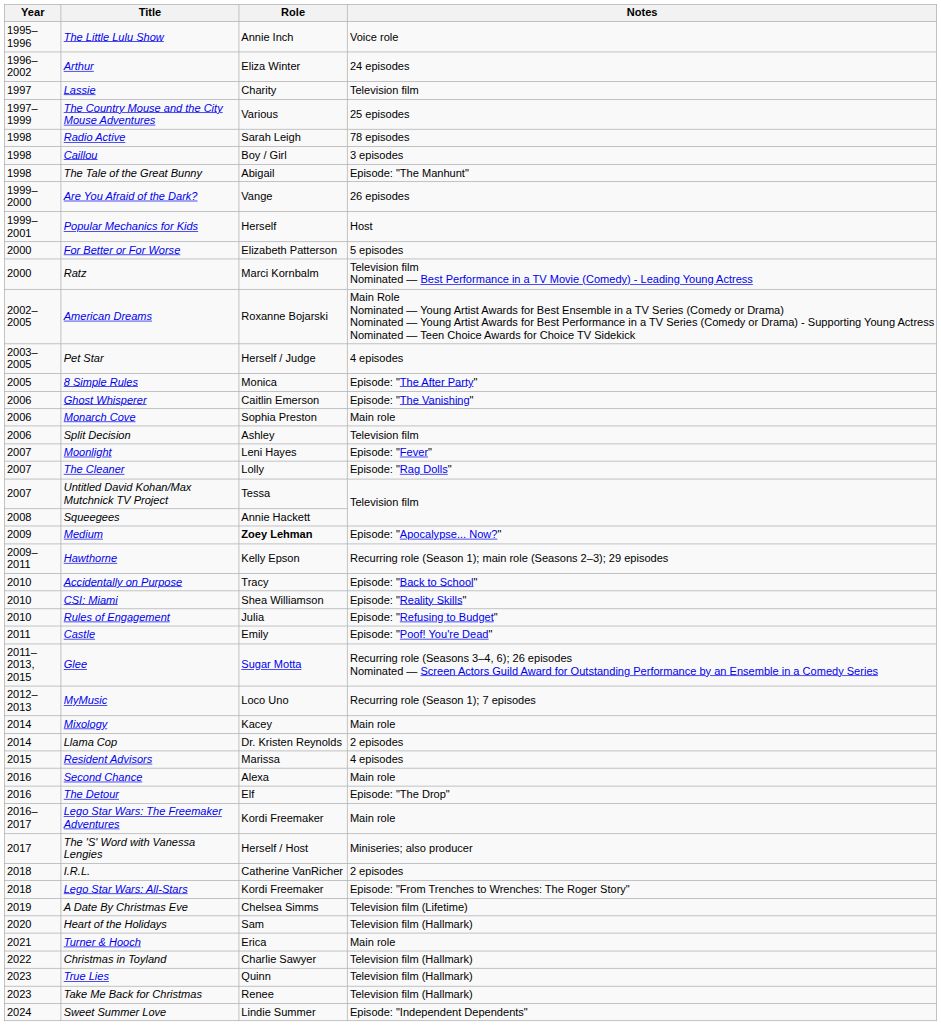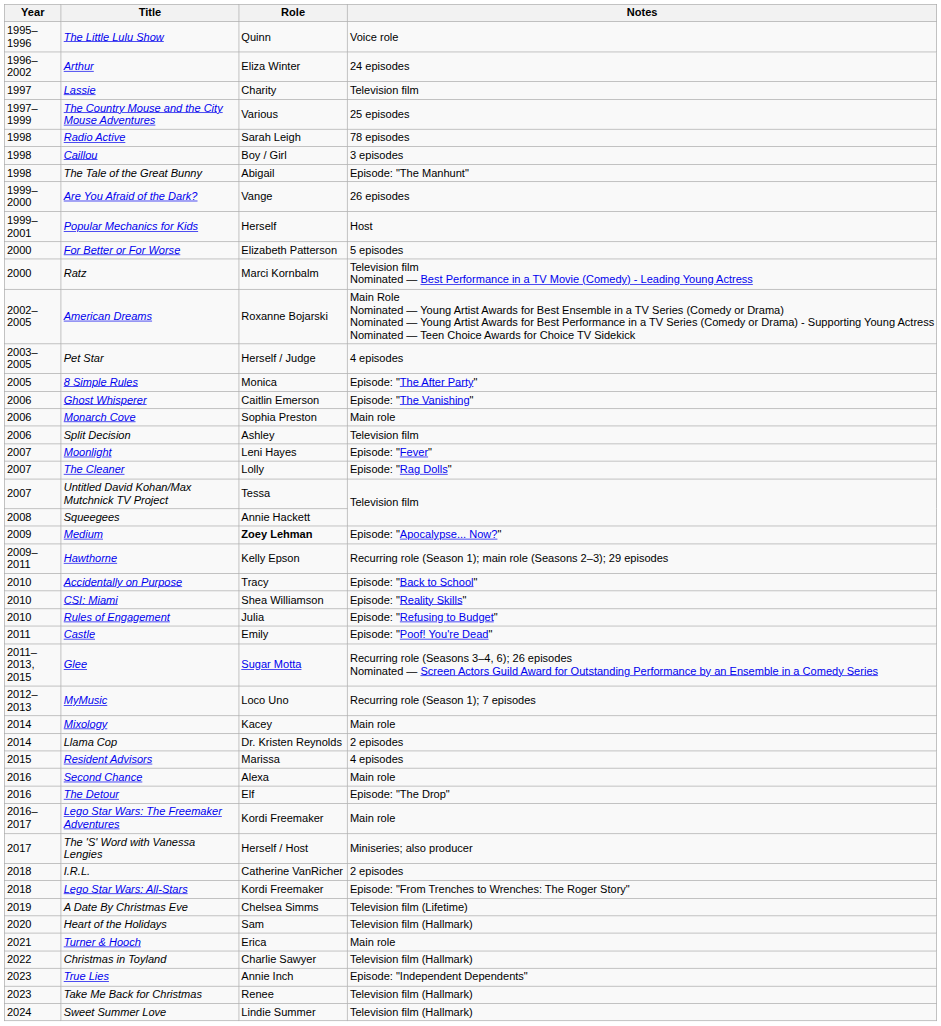(267, 36) Annie Inch -> (256, 36) Quinn
(256, 977) Quinn -> (267, 977) Annie Inch
(411, 977) Television film (Hallmark) -> (439, 977) Episode: "Independent Dependents"
(439, 1012) Episode: "Independent Dependents" -> (411, 1012) Television film (Hallmark)
